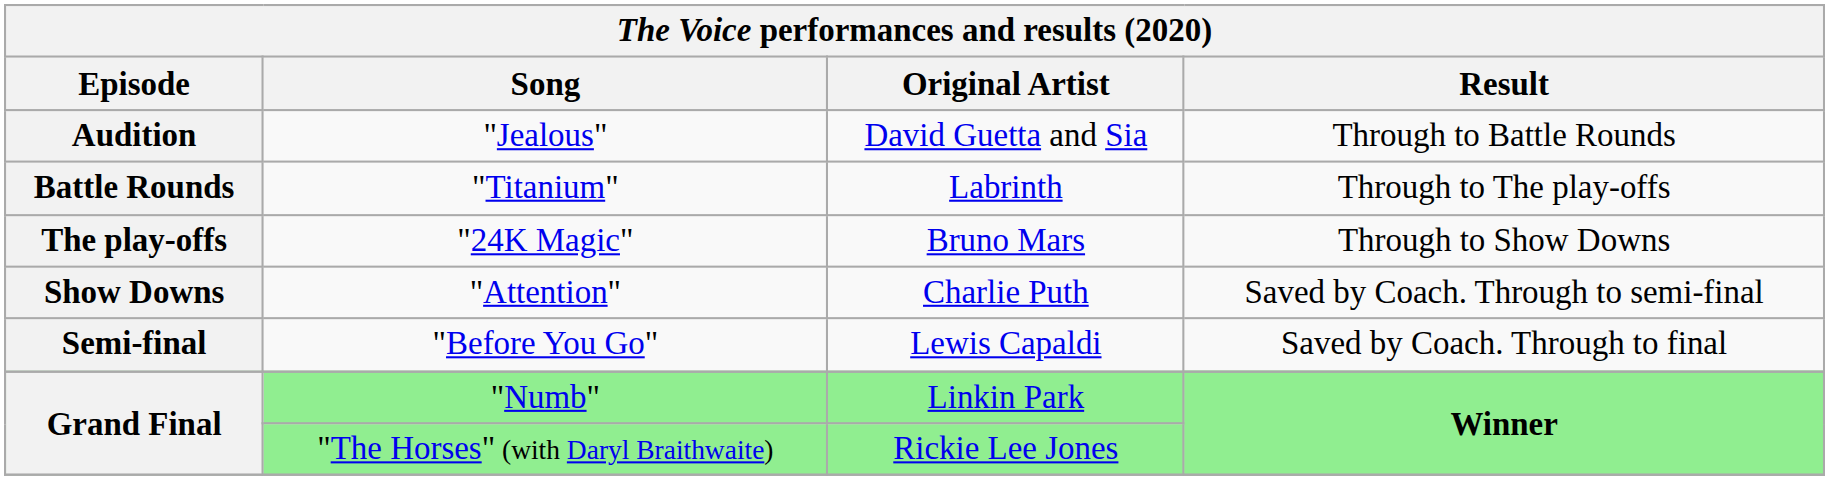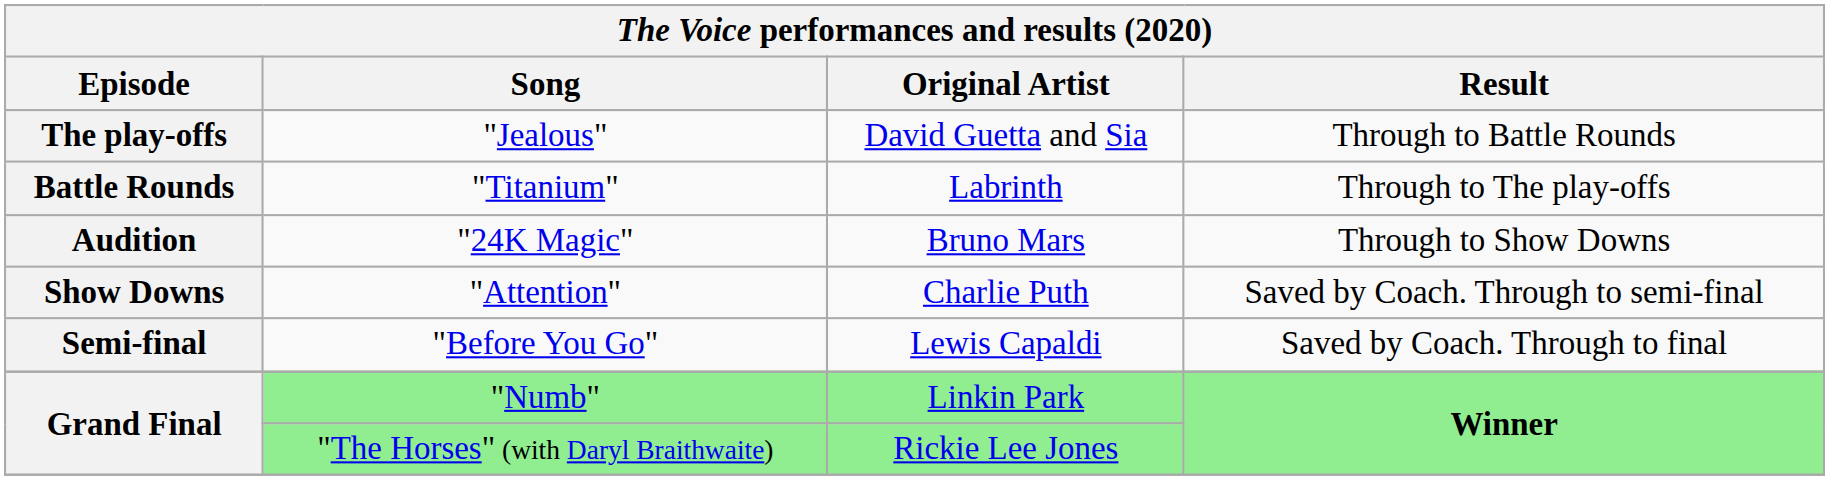(134, 135) Audition -> (134, 135) The play-offs
(134, 239) The play-offs -> (134, 239) Audition
